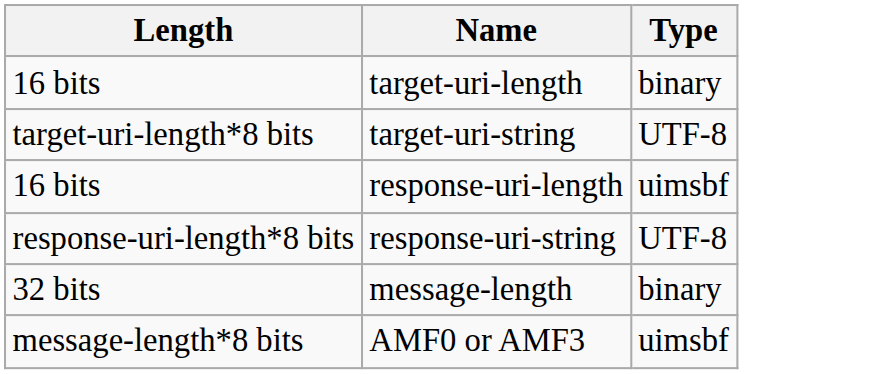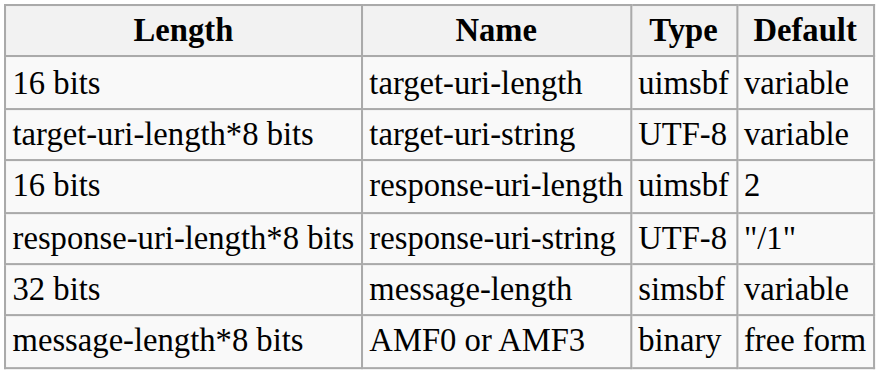+ column: (805, 30)
(680, 82) binary -> (684, 82) uimsbf
(680, 289) binary -> (682, 289) simsbf
(684, 340) uimsbf -> (680, 340) binary
